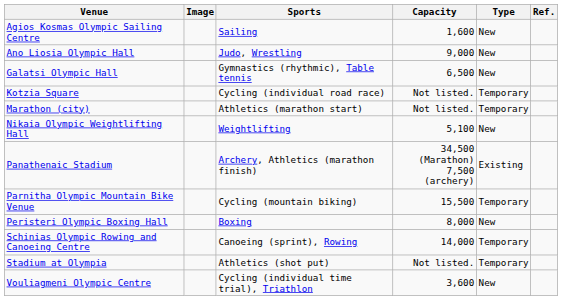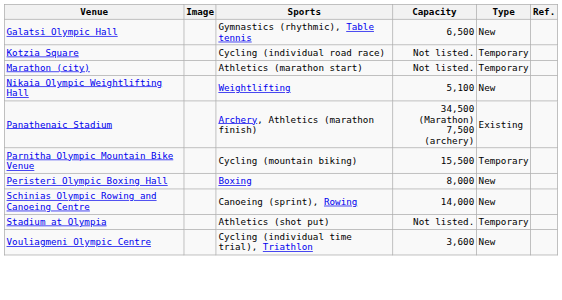- row: (84, 32)
- row: (70, 53)
(504, 242) Temporary -> (487, 201) New
